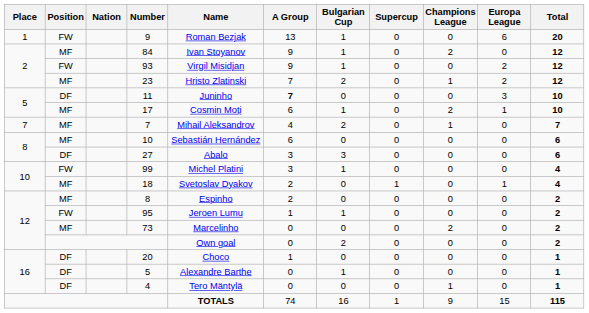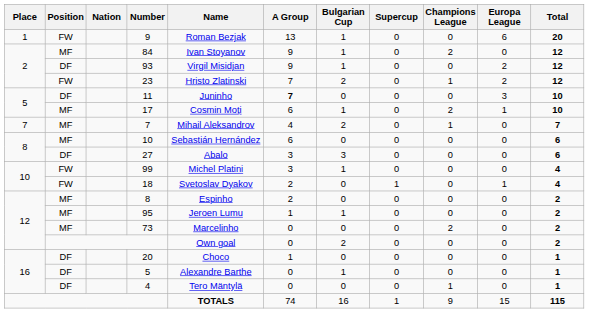(66, 66) FW -> (66, 66) DF
(66, 81) MF -> (66, 81) FW
(66, 184) MF -> (66, 184) FW
(66, 213) FW -> (66, 213) MF
